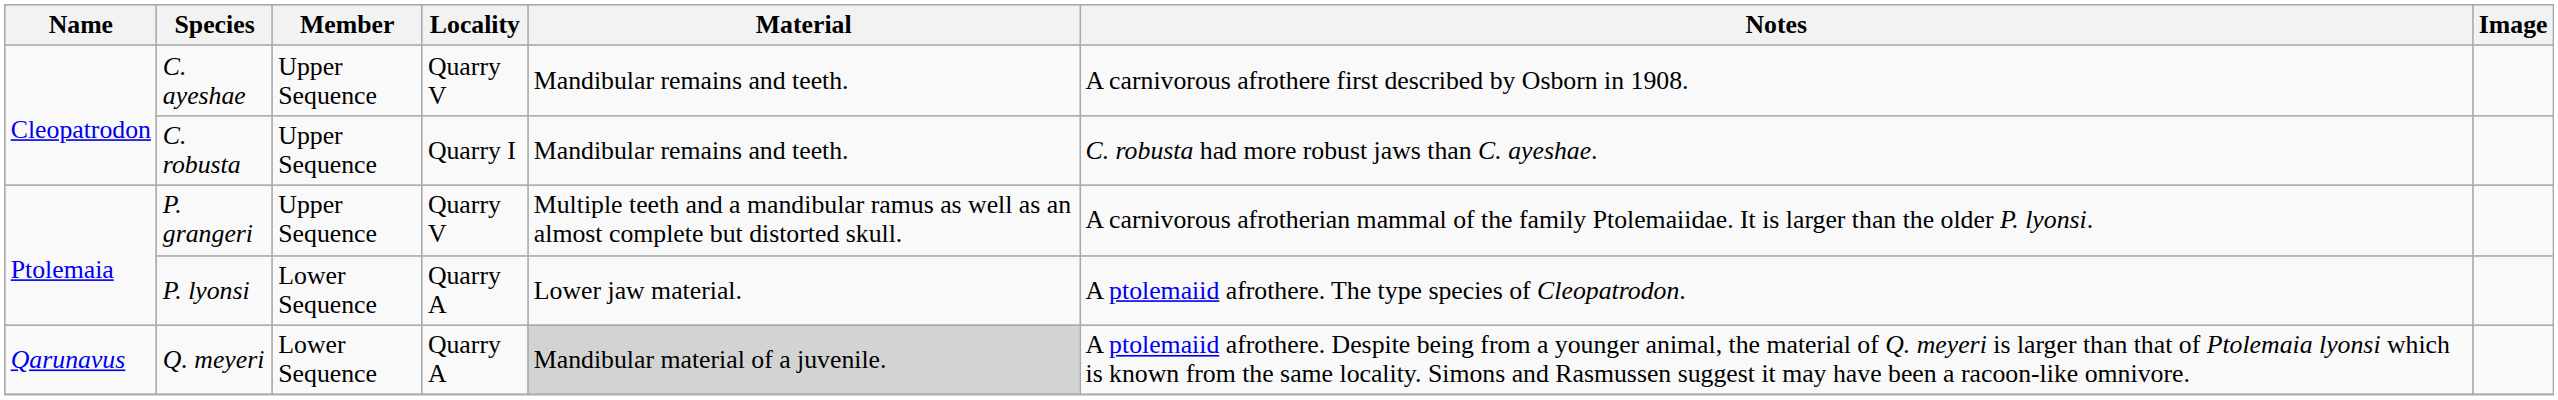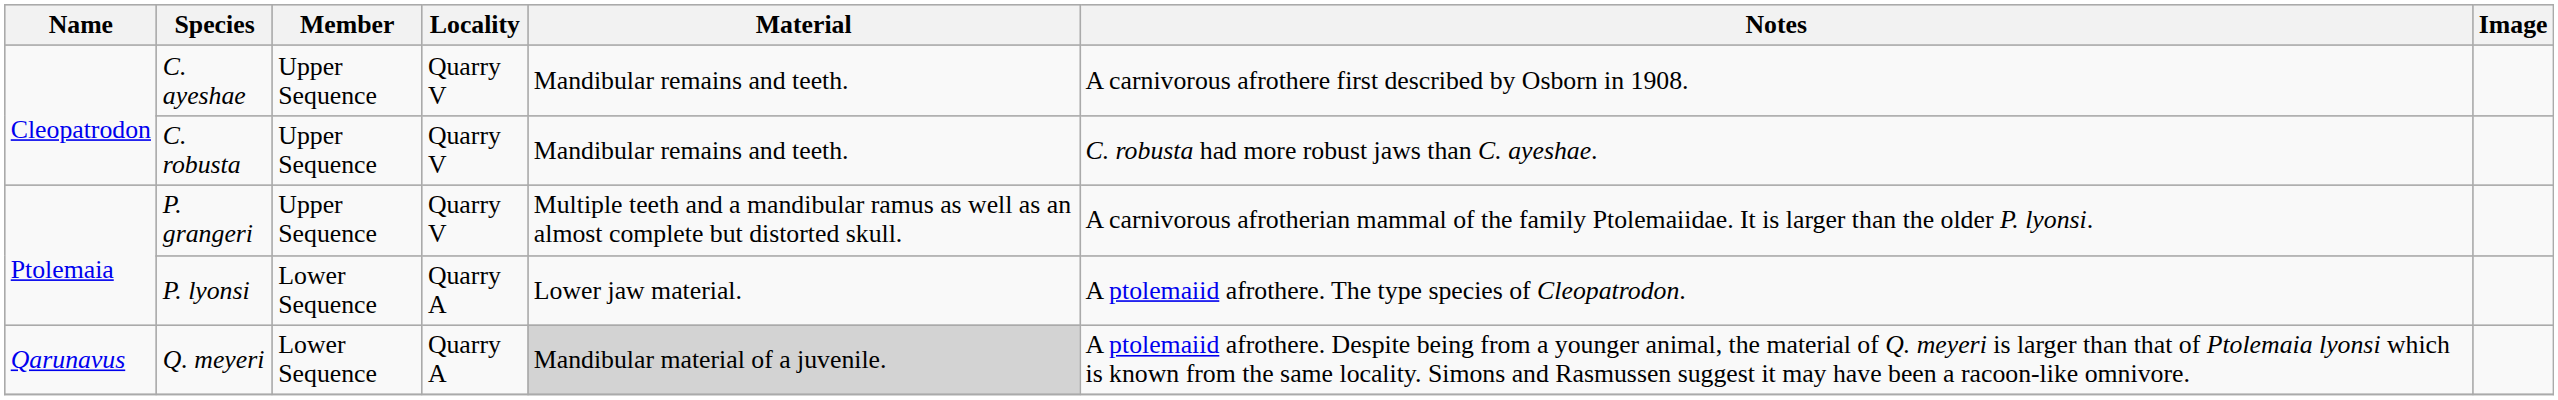(472, 150) Quarry I -> (464, 150) Quarry V
